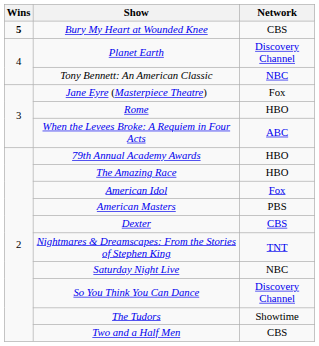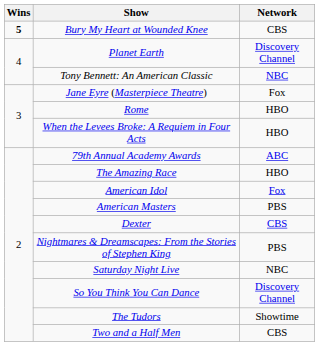(277, 133) ABC -> (277, 133) HBO
(277, 156) HBO -> (277, 156) ABC
(277, 247) TNT -> (277, 247) PBS
